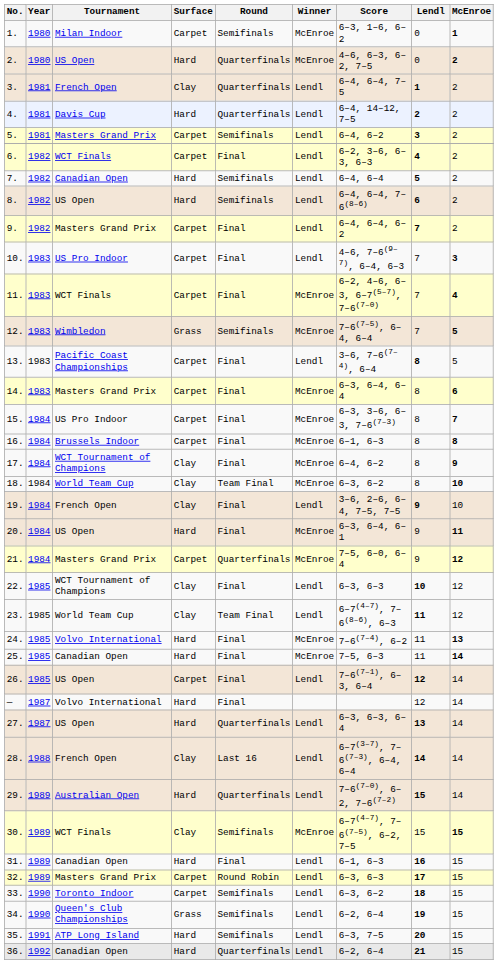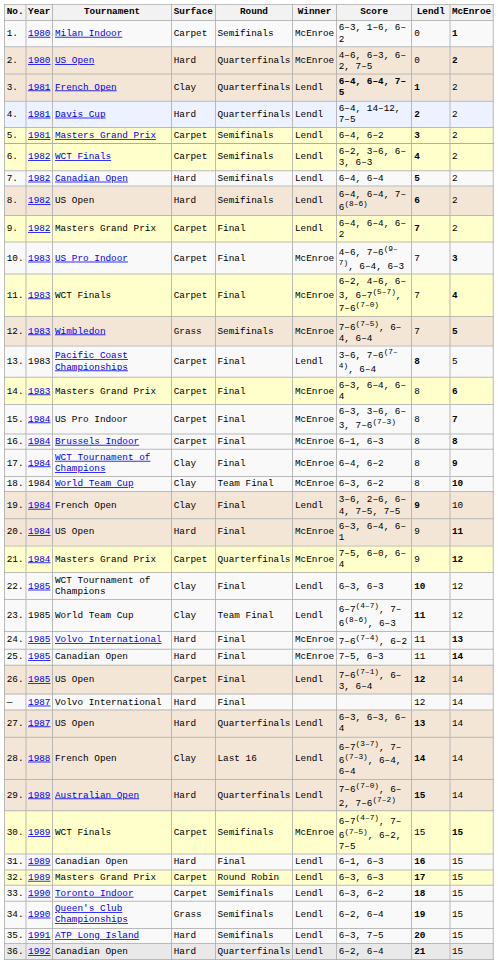(372, 87) normal -> (372, 87) bold
(232, 157) Final -> (246, 157) Semifinals
(309, 258) Lendl -> (315, 258) McEnroe
(185, 832) Clay -> (191, 832) Carpet
